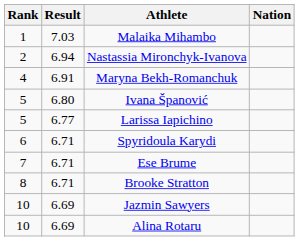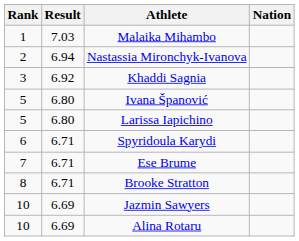+ row: (167, 78)
- row: (167, 78)
(63, 120) 6.77 -> (63, 120) 6.80
